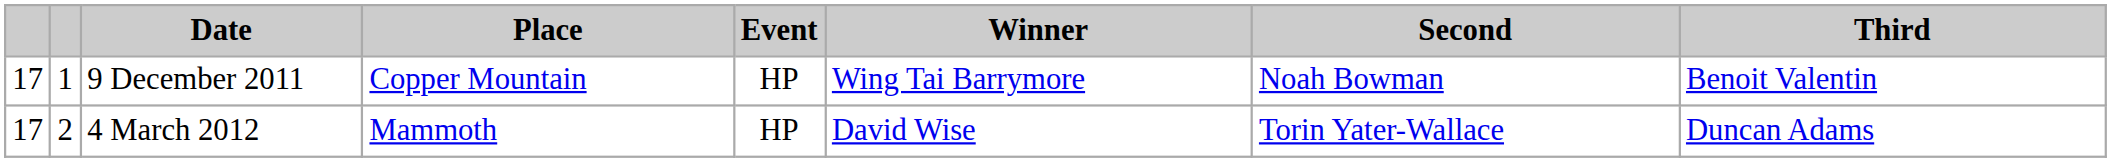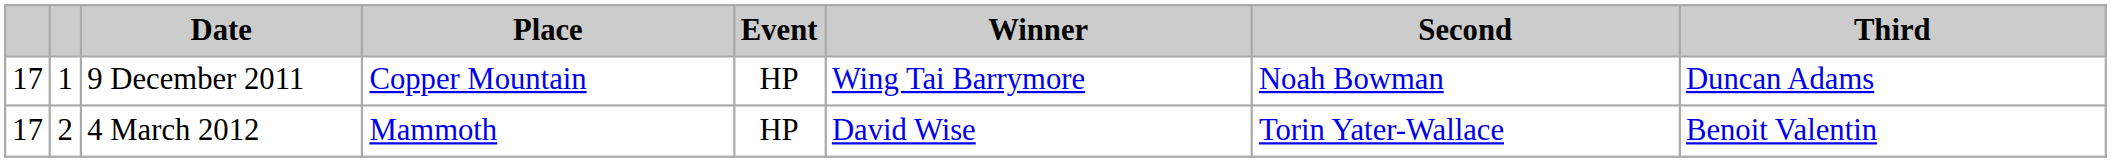(1782, 79) Benoit Valentin -> (1780, 79) Duncan Adams
(1780, 129) Duncan Adams -> (1782, 129) Benoit Valentin
